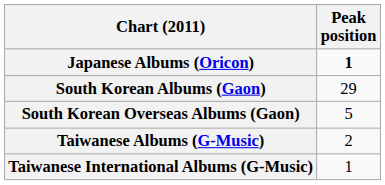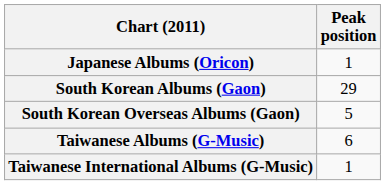(349, 62) bold -> (349, 62) normal
(349, 140) 2 -> (349, 140) 6
